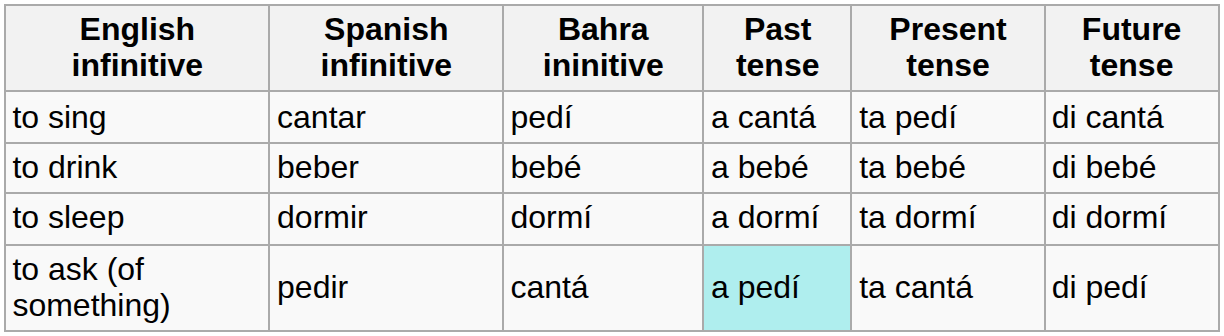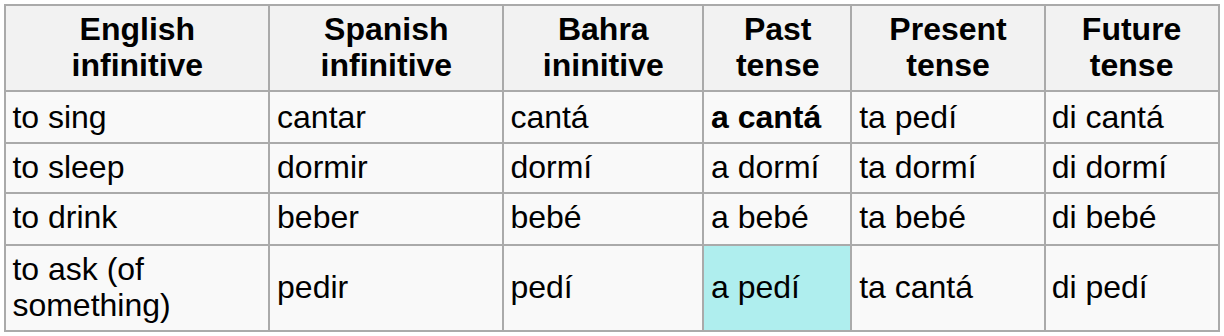(542, 116) pedí -> (550, 116) cantá
(763, 116) normal -> (766, 116) bold
rows swapped: (65, 167) <-> (68, 218)
(550, 286) cantá -> (542, 286) pedí
